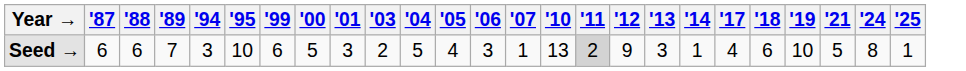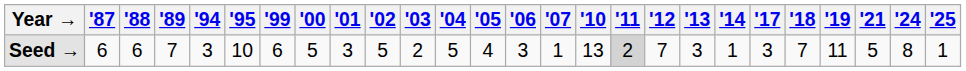+ column: (383, 19)
(627, 50) 9 -> (662, 50) 7
(732, 50) 4 -> (767, 50) 3
(767, 50) 6 -> (802, 50) 7
(802, 50) 10 -> (837, 50) 11
